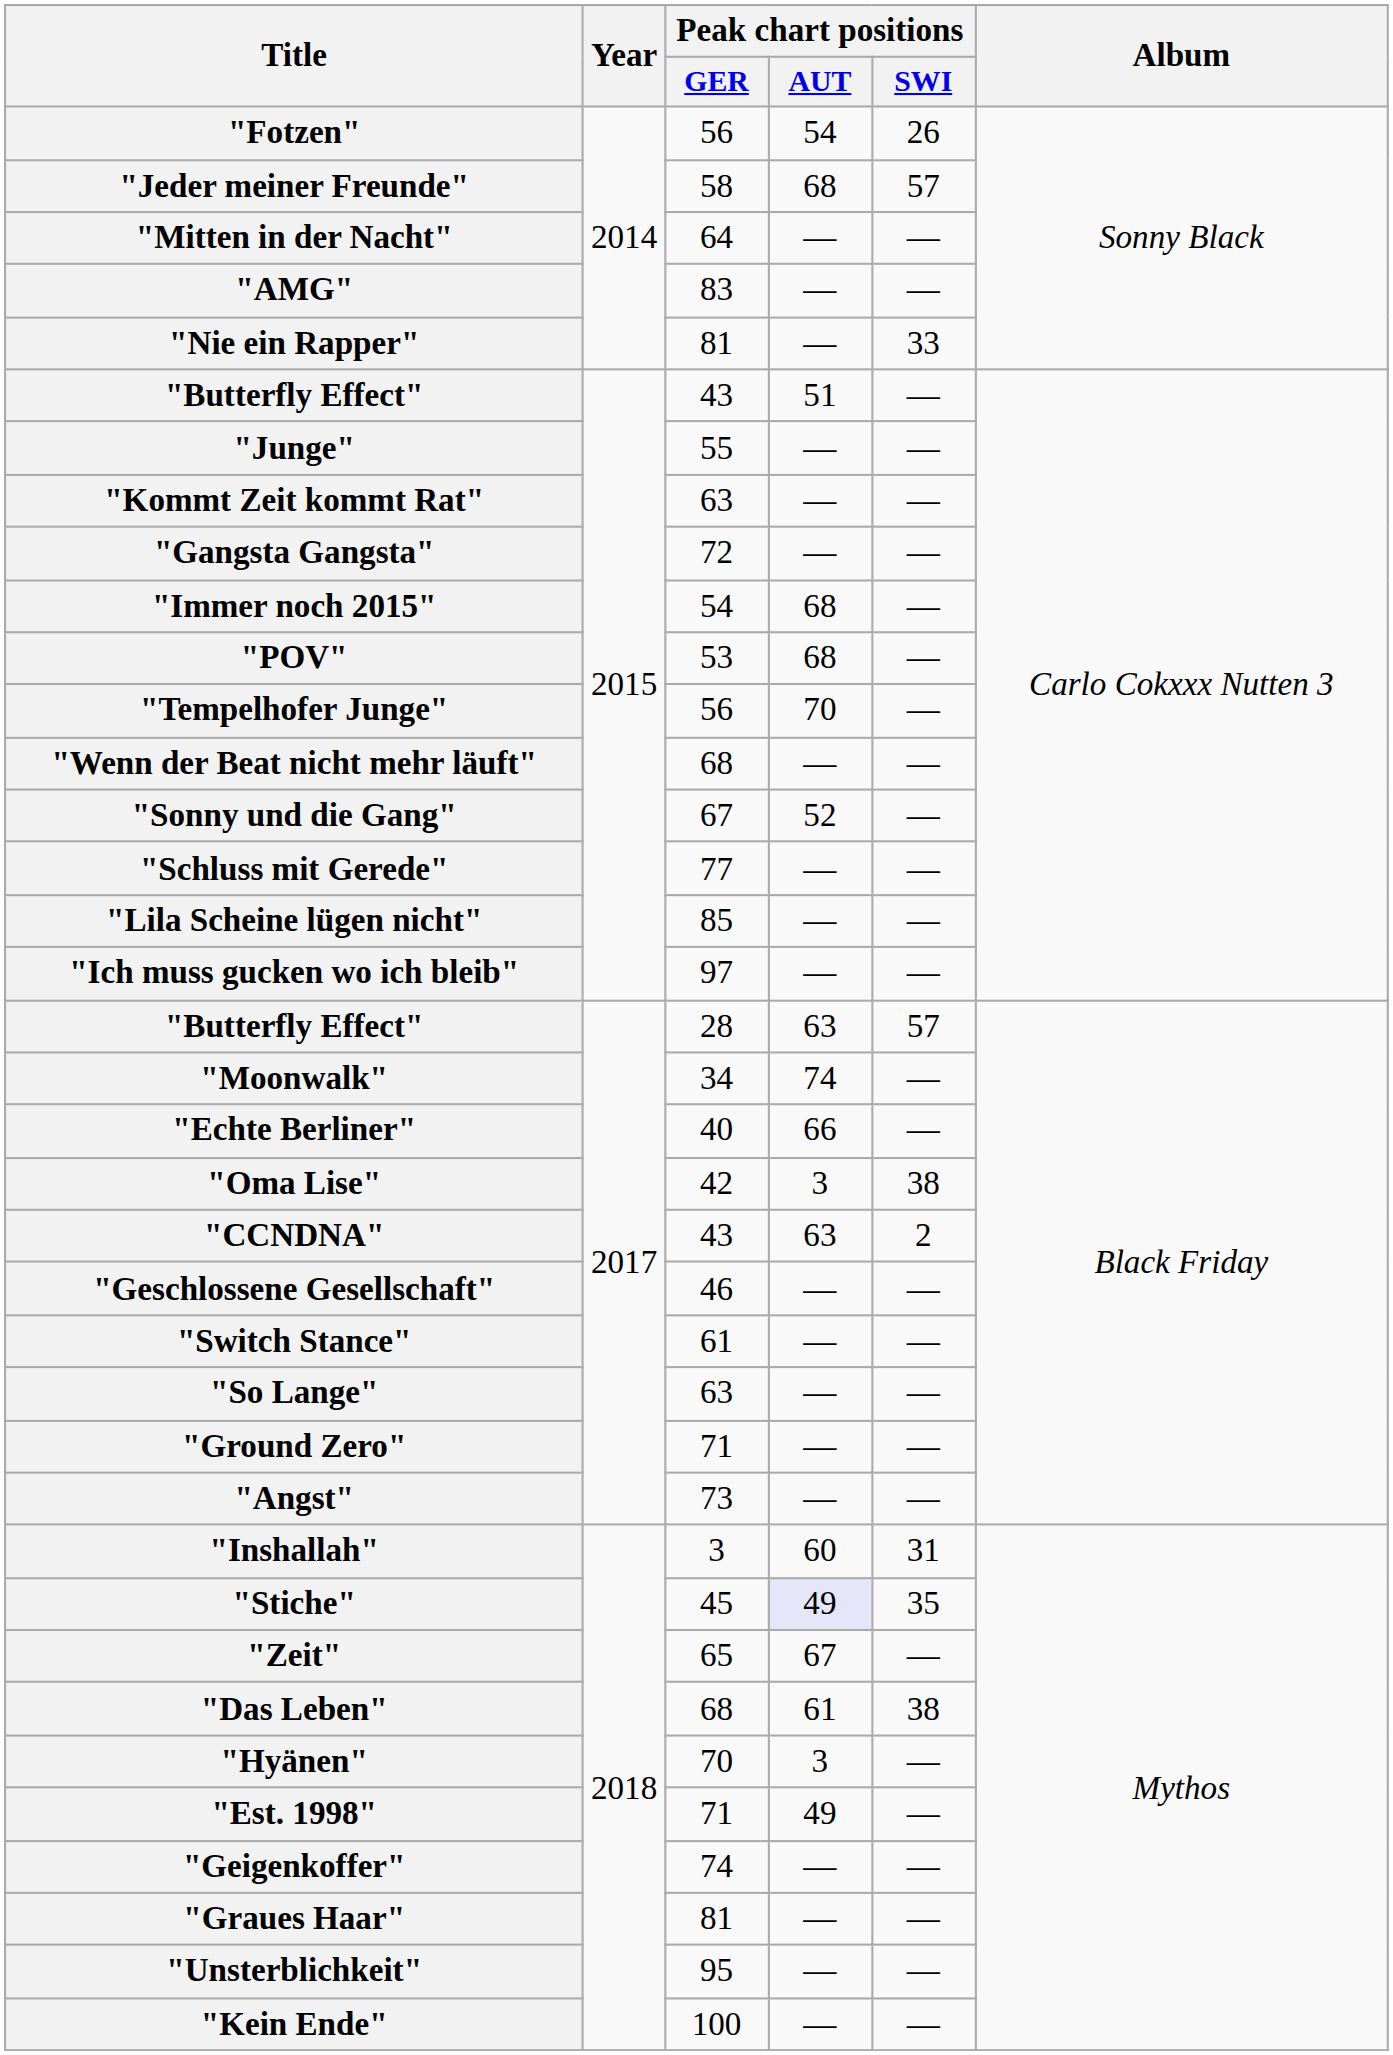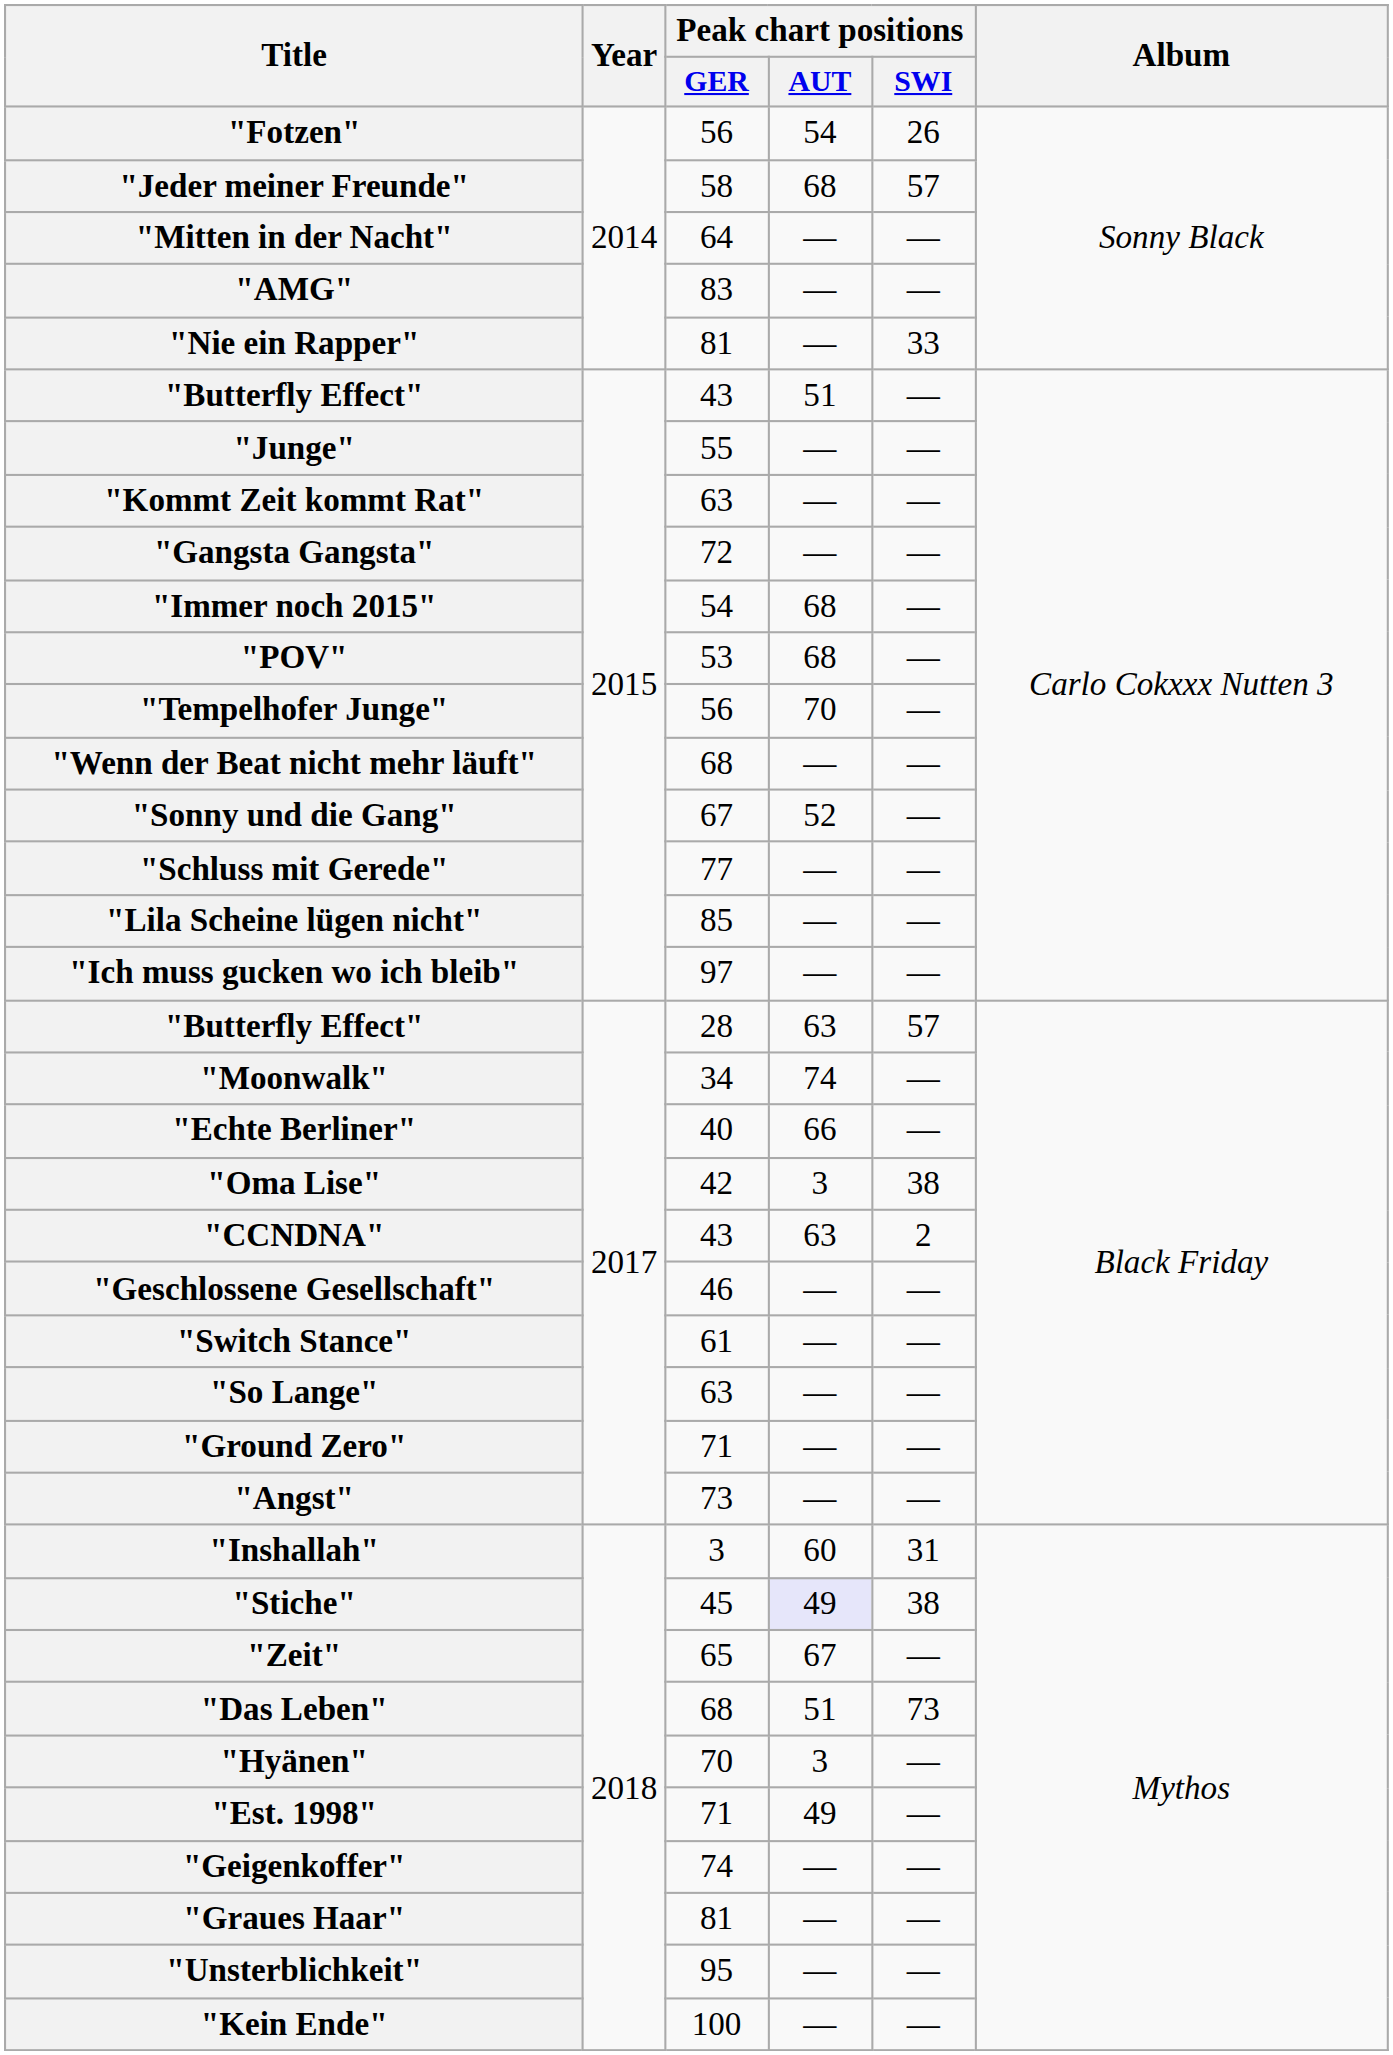(923, 1603) 35 -> (923, 1603) 38
(820, 1708) 61 -> (820, 1708) 51
(923, 1708) 38 -> (923, 1708) 73
